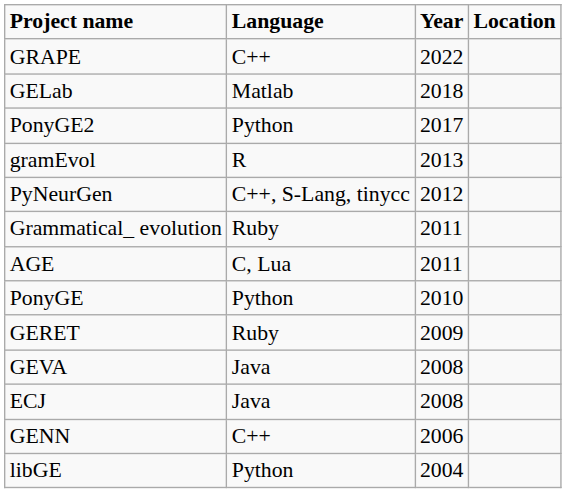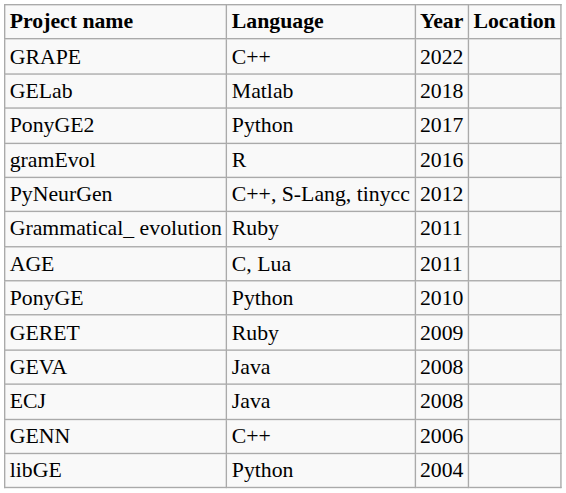(442, 159) 2013 -> (442, 159) 2016
